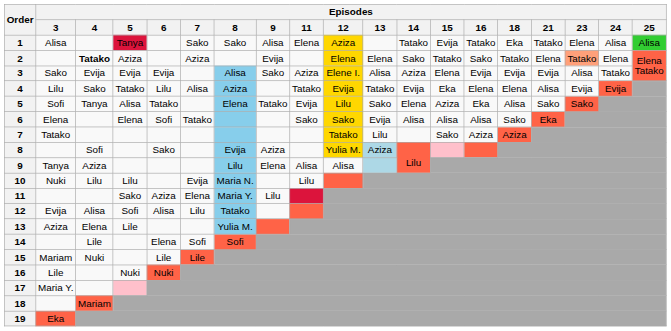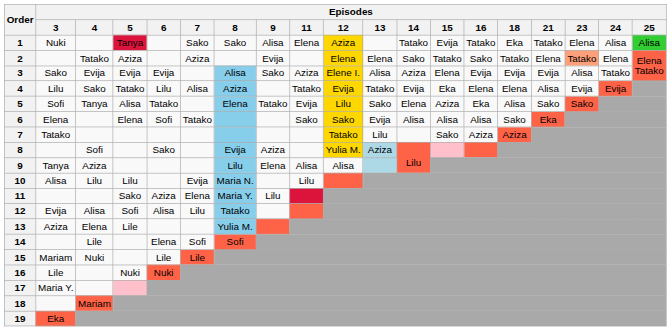(56, 42) Alisa -> (56, 42) Nuki
(94, 58) bold -> (94, 58) normal
(56, 180) Nuki -> (56, 180) Alisa
